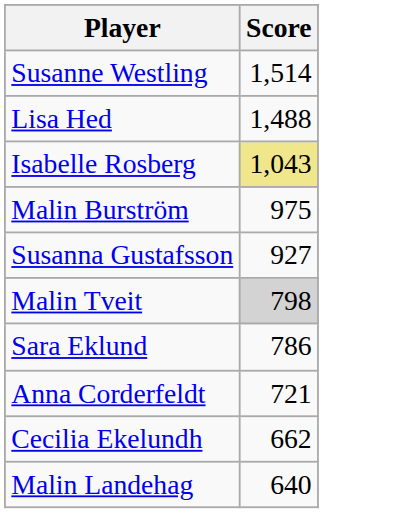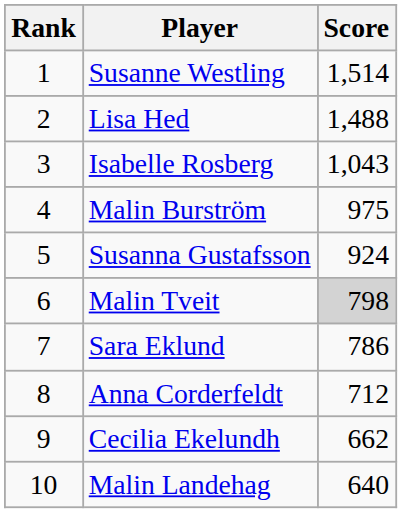+ column: (44, 27)
(281, 164) khaki background -> (358, 164) no background
(291, 255) 927 -> (368, 255) 924
(291, 392) 721 -> (368, 392) 712
